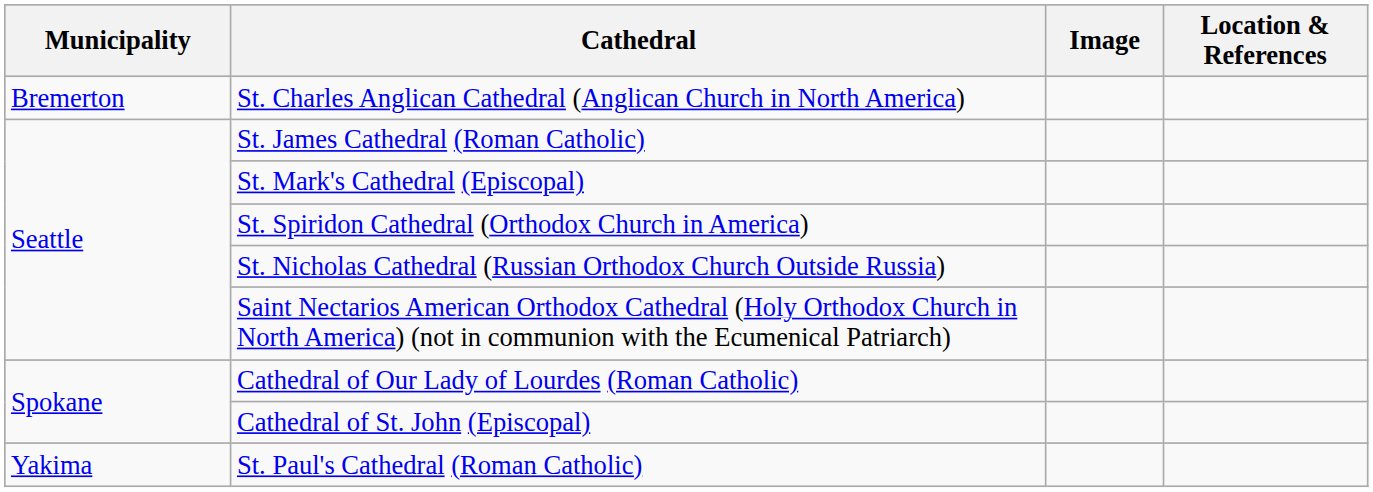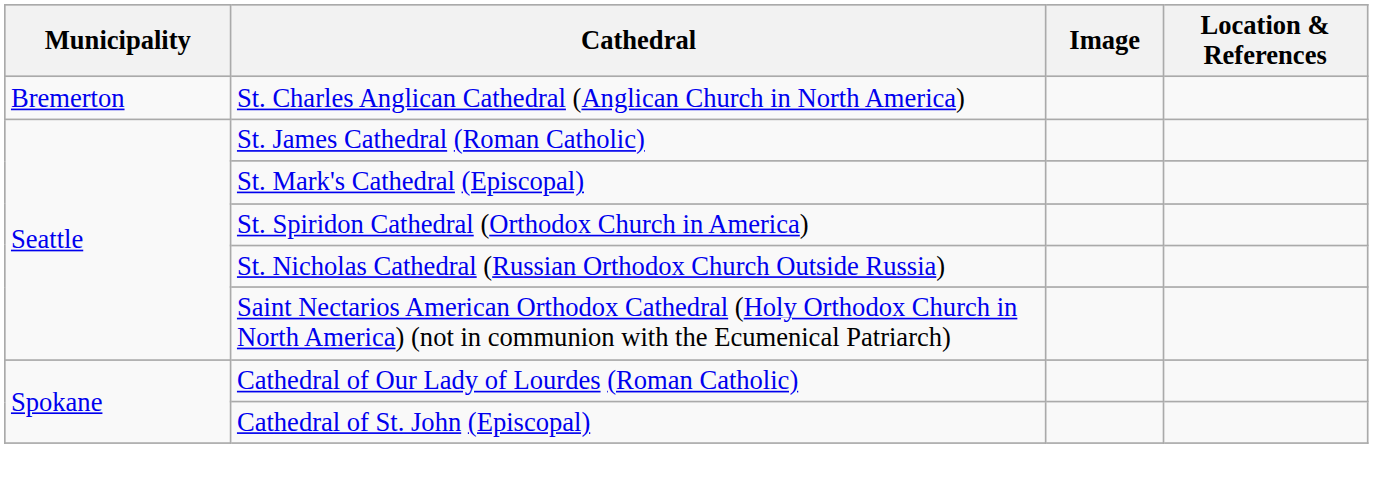- row: (440, 464)
